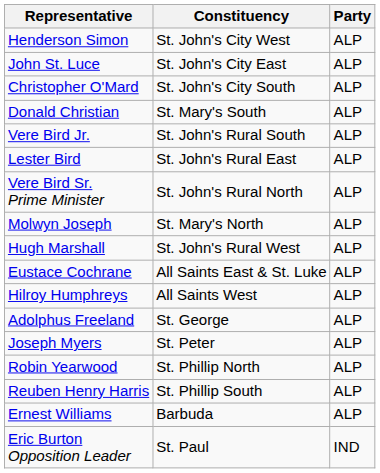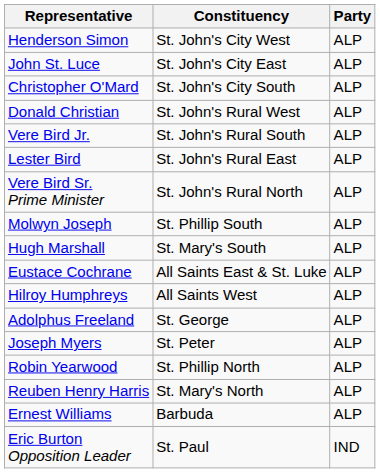(211, 111) St. Mary's South -> (228, 111) St. John's Rural West
(210, 224) St. Mary's North -> (209, 224) St. Phillip South
(228, 248) St. John's Rural West -> (211, 248) St. Mary's South
(209, 391) St. Phillip South -> (210, 391) St. Mary's North
